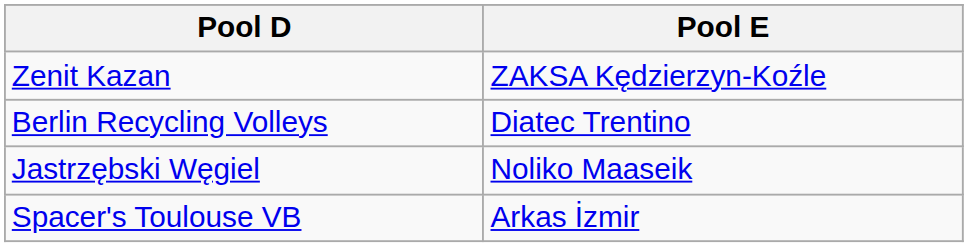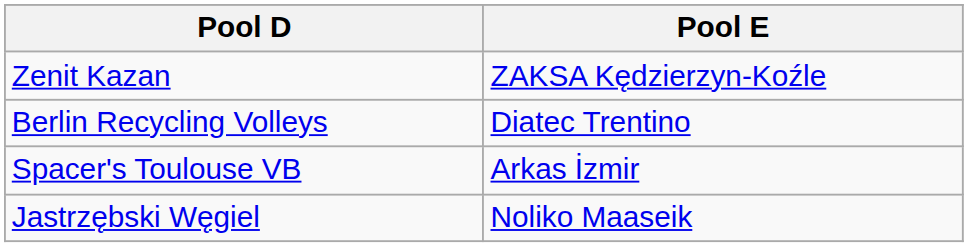rows swapped: (157, 216) <-> (136, 169)
